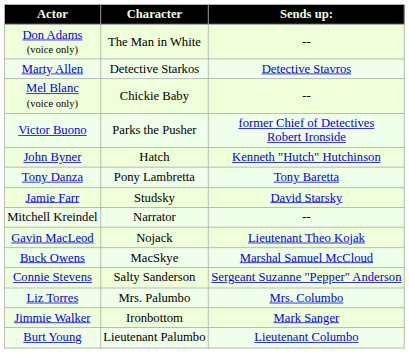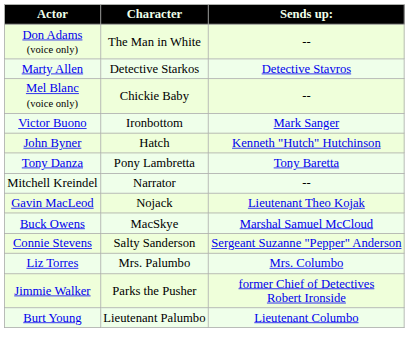(154, 130) Parks the Pusher -> (154, 123) Ironbottom
(306, 130) former Chief of Detectives Robert Ironside -> (306, 123) Mark Sanger
- row: (52, 197)
(154, 317) Ironbottom -> (154, 290) Parks the Pusher
(306, 317) Mark Sanger -> (306, 290) former Chief of Detectives Robert Ironside
